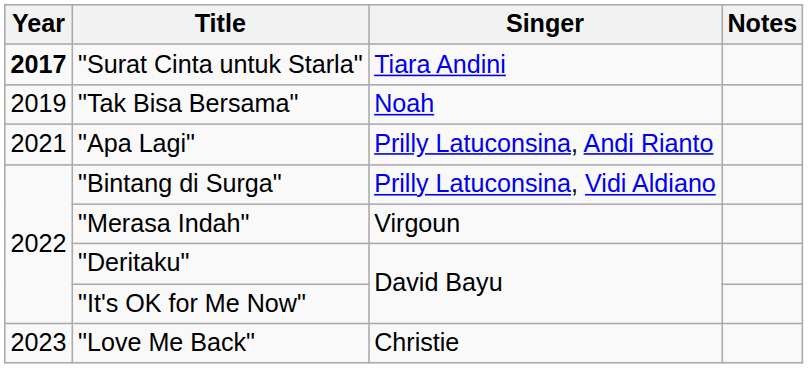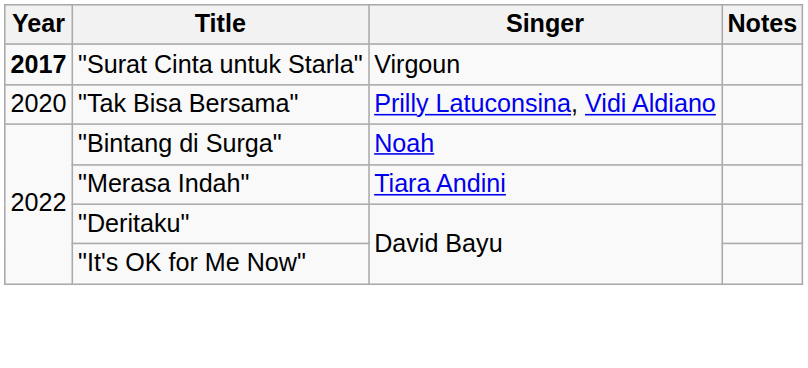(440, 64) Tiara Andini -> (417, 64) Virgoun
(39, 104) 2019 -> (39, 104) 2020
(404, 104) Noah -> (545, 104) Prilly Latuconsina, Vidi Aldiano
- row: (137, 143)
(545, 183) Prilly Latuconsina, Vidi Aldiano -> (404, 143) Noah
(417, 223) Virgoun -> (440, 183) Tiara Andini
- row: (167, 343)
